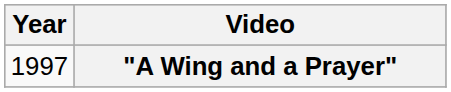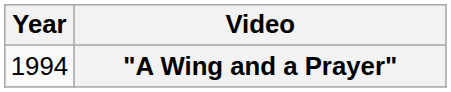(39, 65) 1997 -> (39, 65) 1994
